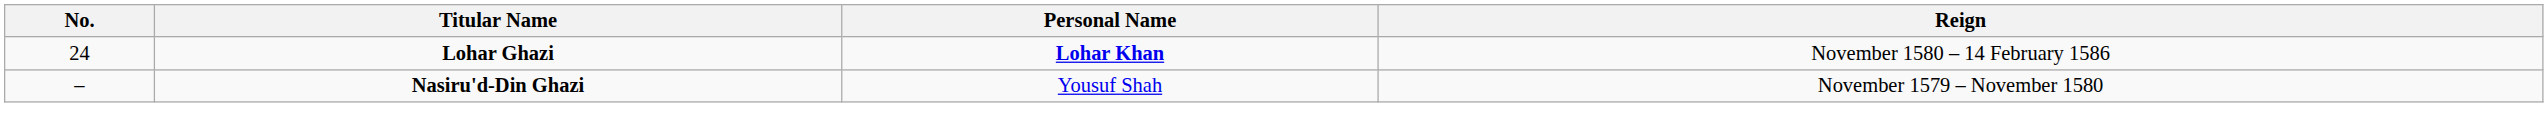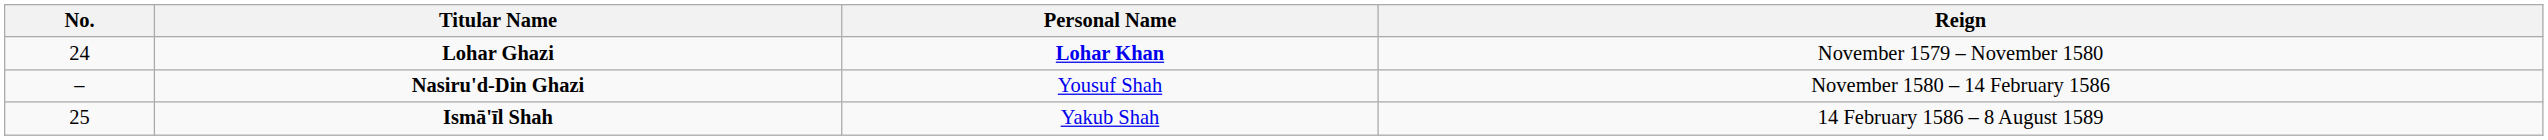(1961, 53) November 1580 – 14 February 1586 -> (1961, 53) November 1579 – November 1580
(1961, 85) November 1579 – November 1580 -> (1961, 85) November 1580 – 14 February 1586
+ row: (498, 118)
